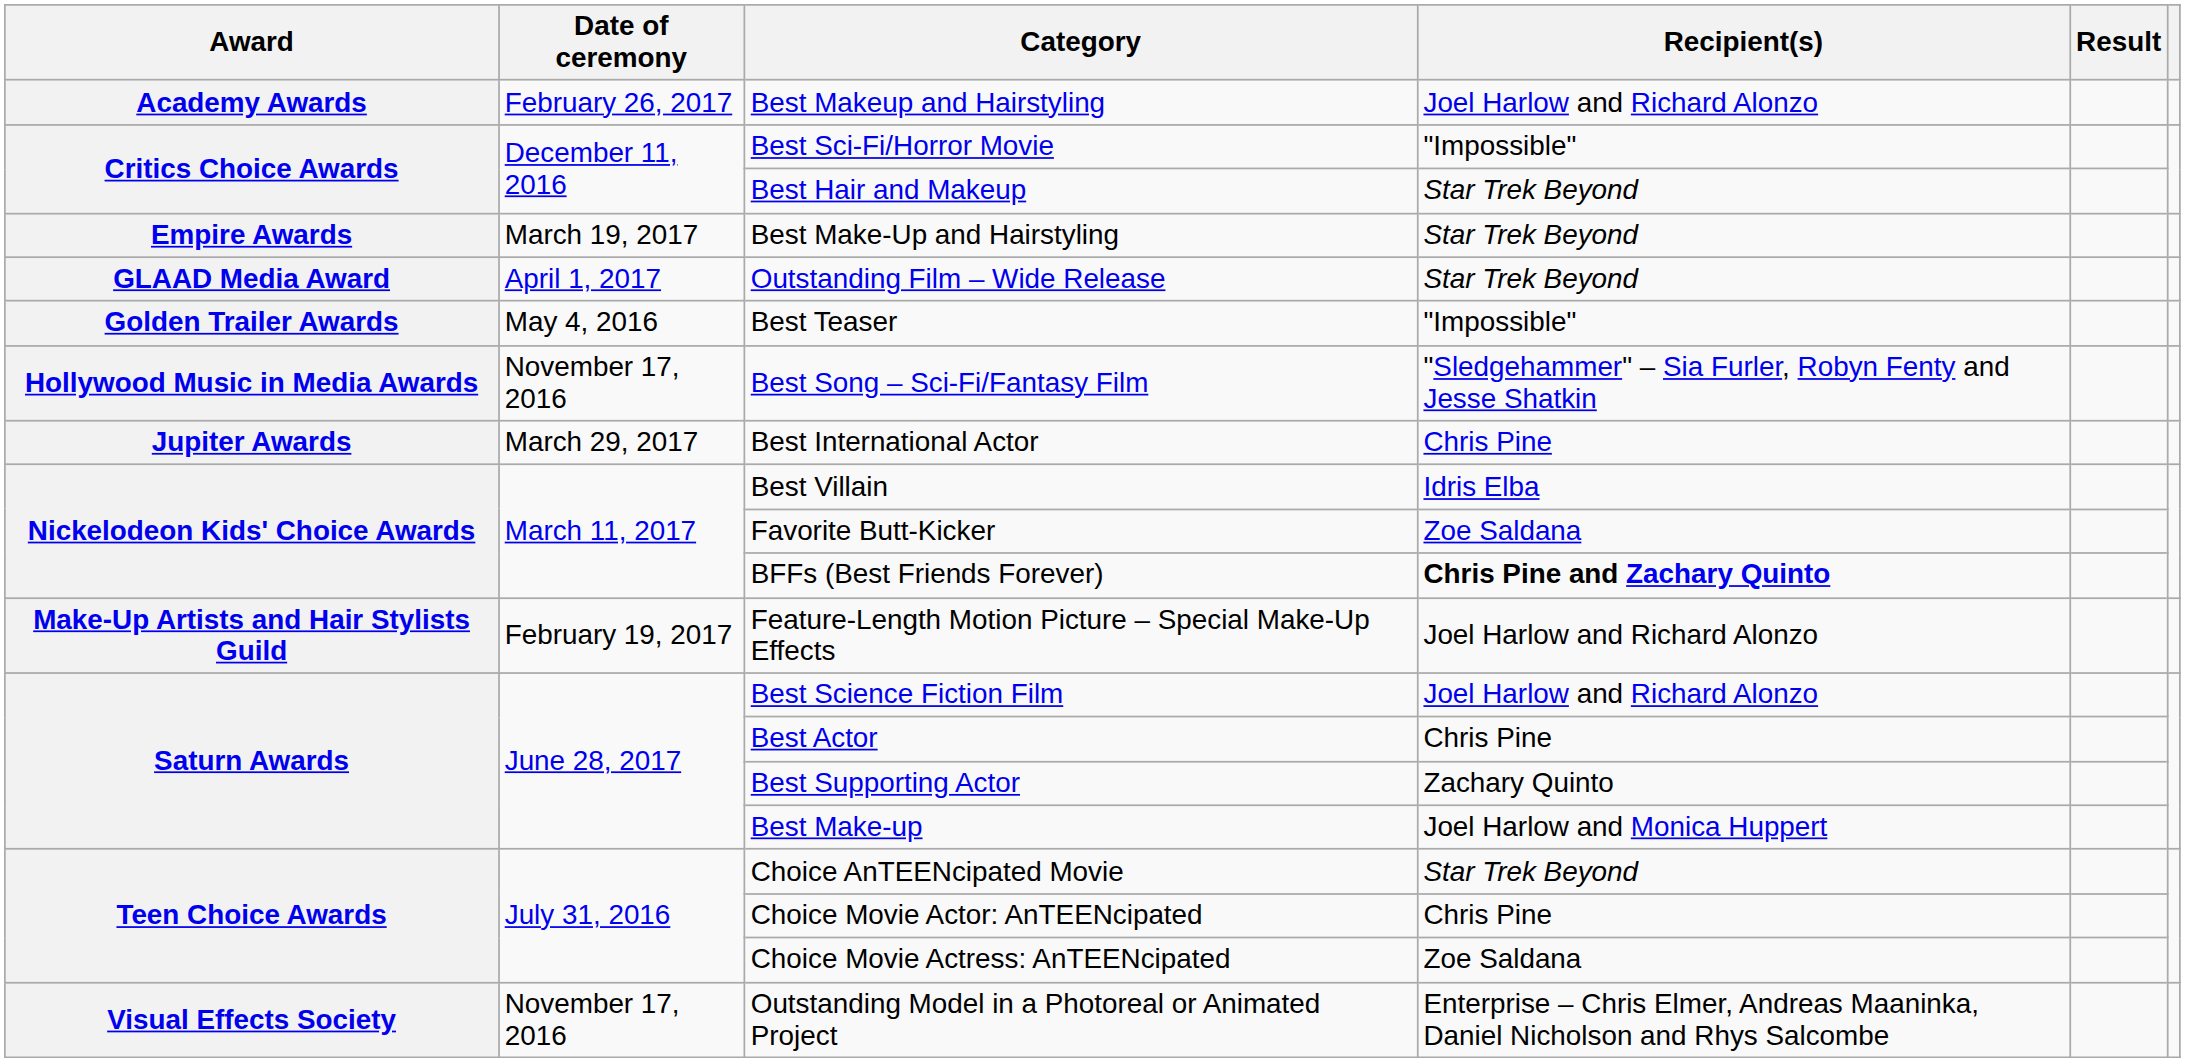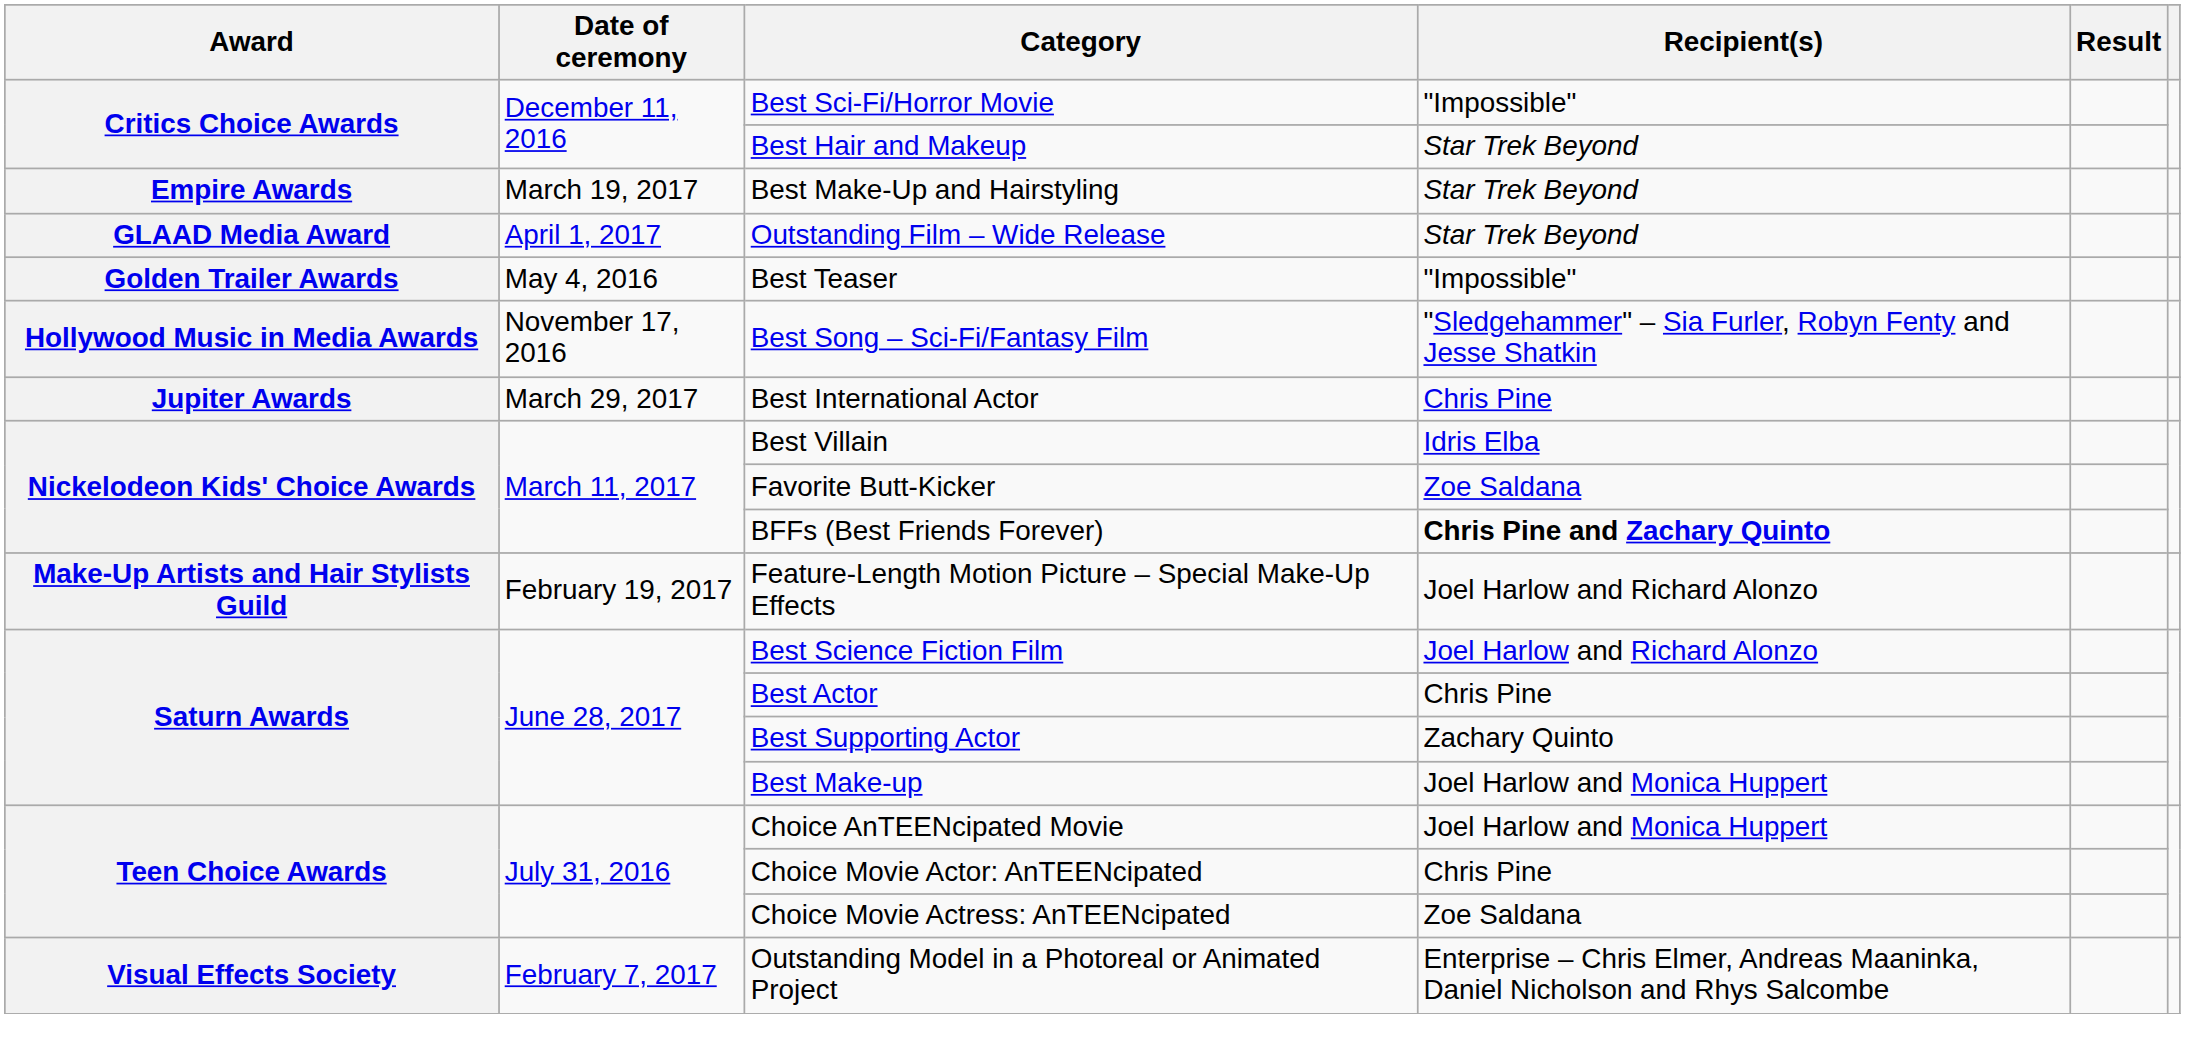- row: (928, 102)
(1531, 871) Star Trek Beyond -> (1625, 826) Joel Harlow and Monica Huppert
(592, 1019) November 17, 2016 -> (611, 975) February 7, 2017
